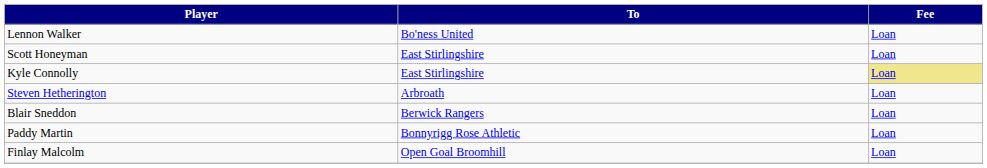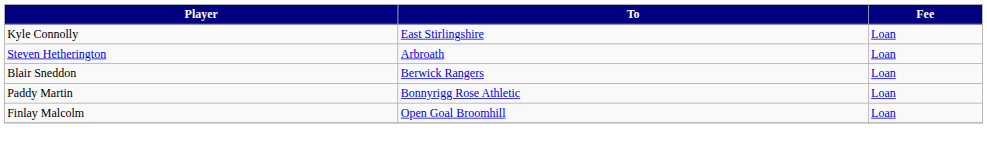- row: (44, 34)
- row: (47, 54)
(883, 73) khaki background -> (883, 34) no background
